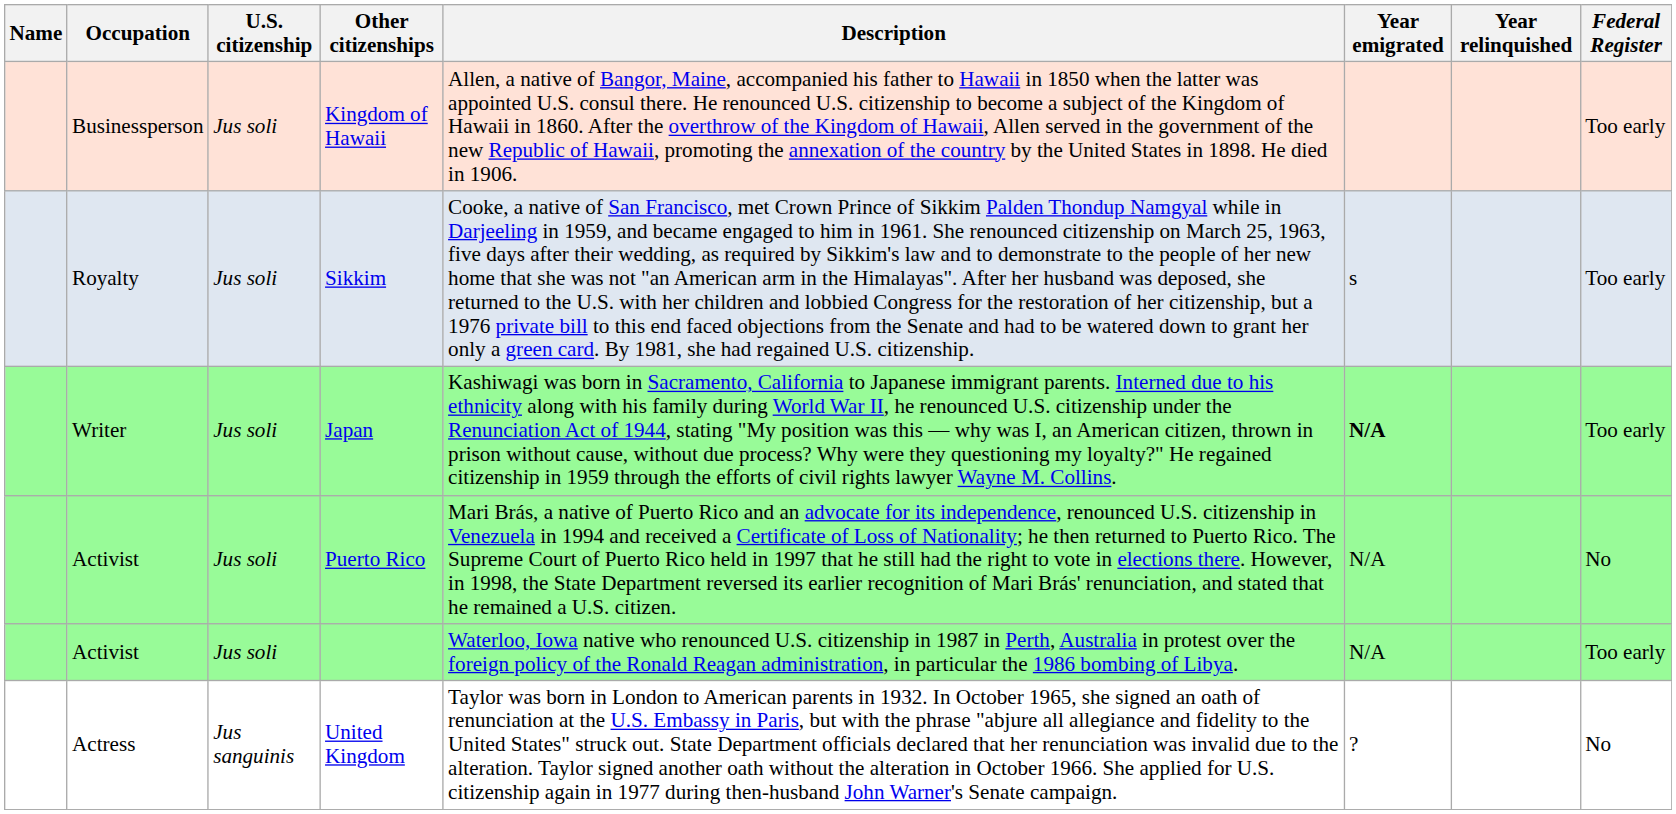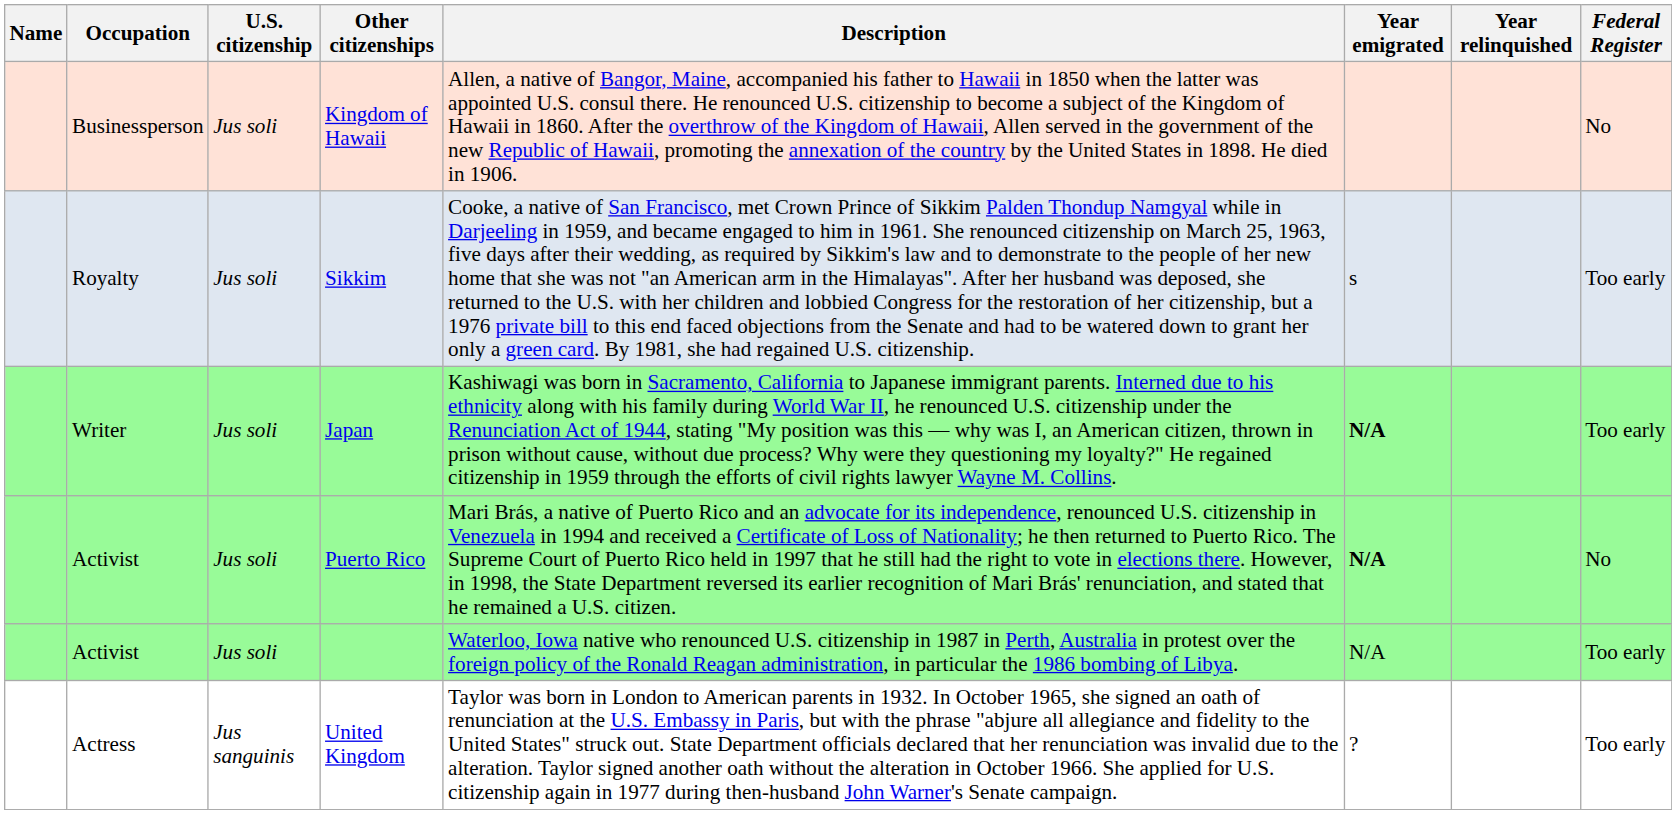(1625, 126) Too early -> (1598, 126) No
(1367, 559) normal -> (1367, 559) bold
(1598, 744) No -> (1625, 744) Too early
